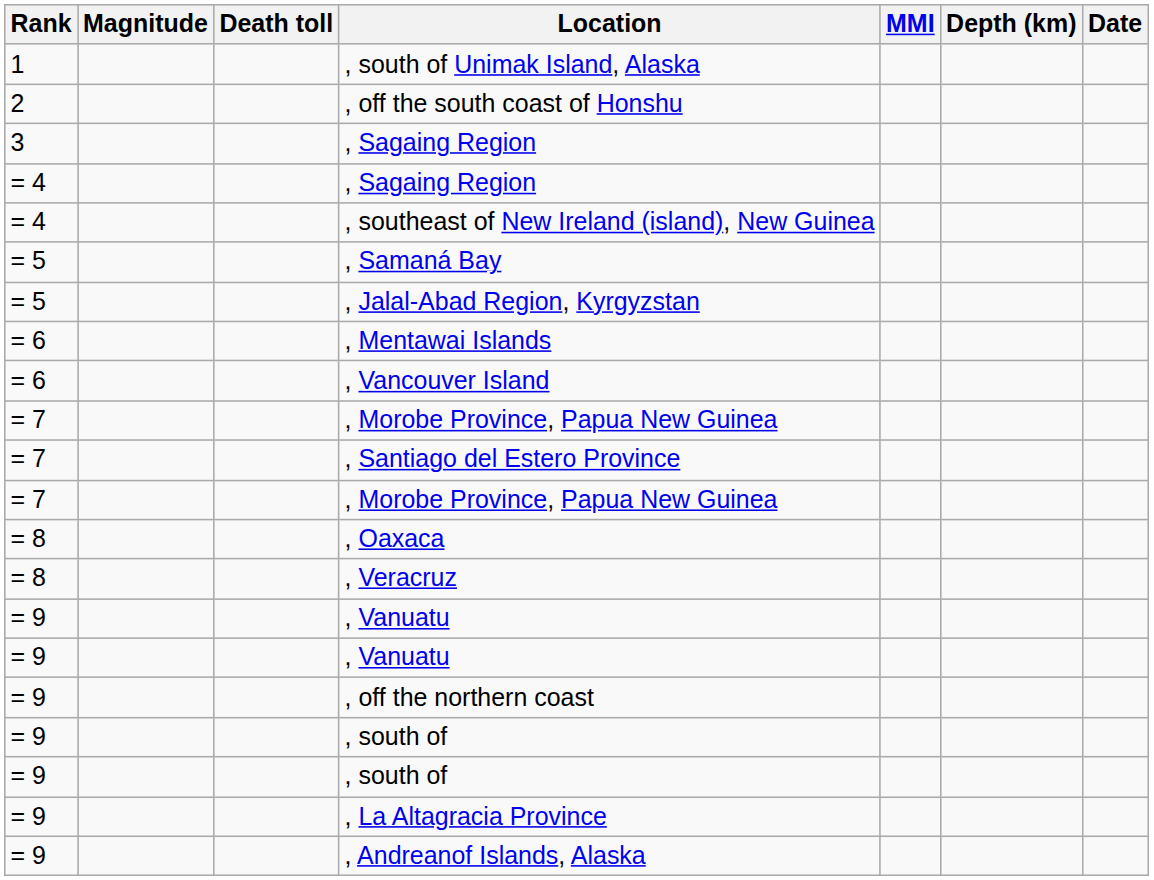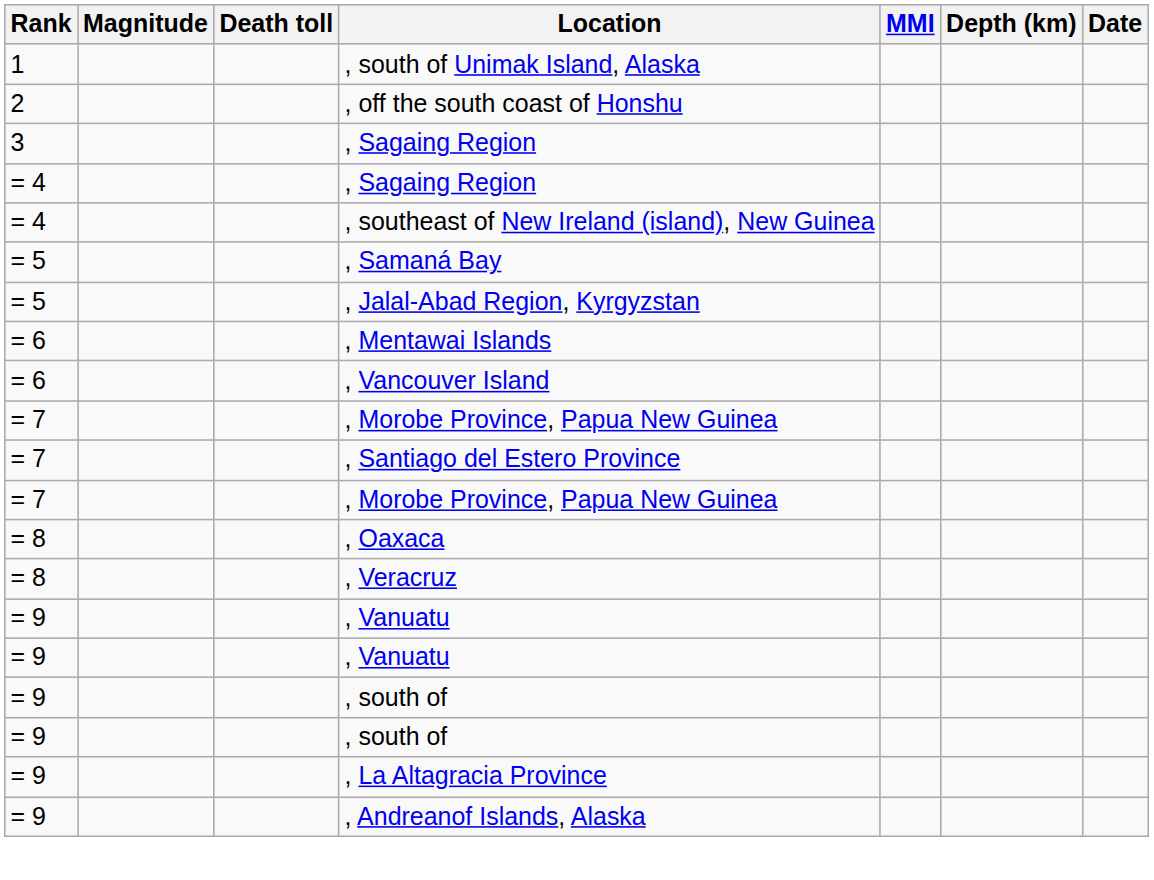- row: (28, 697)
